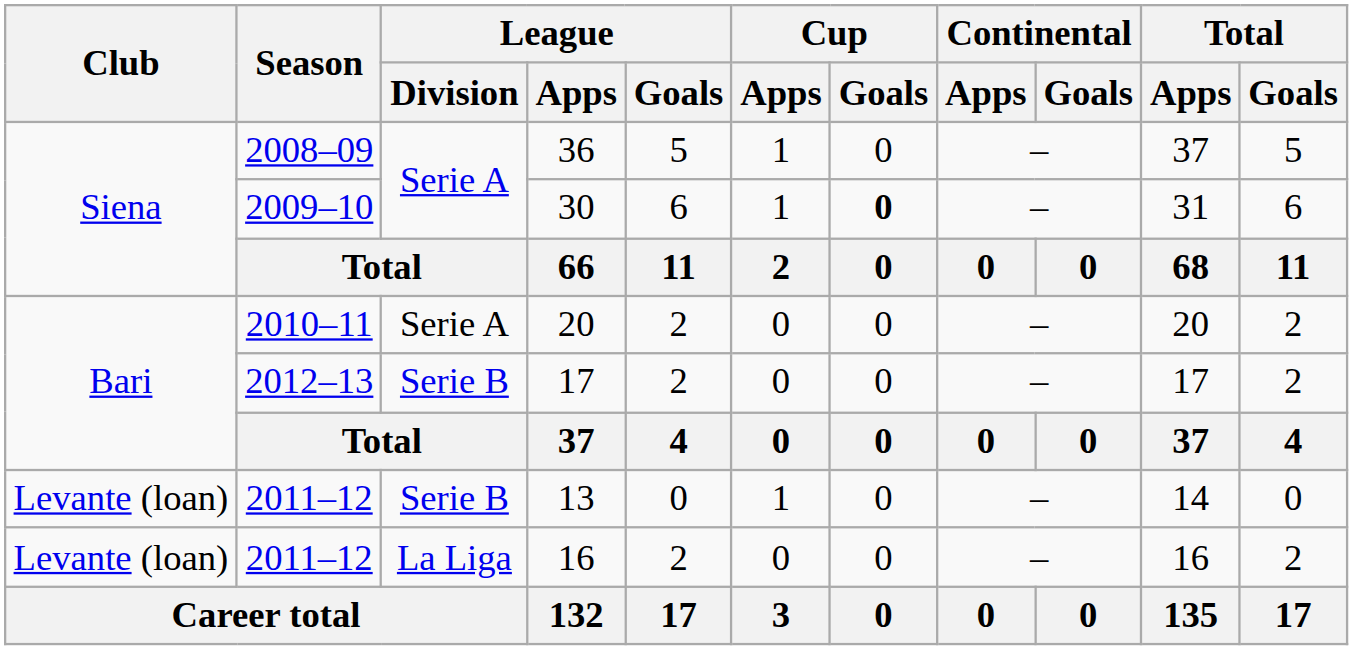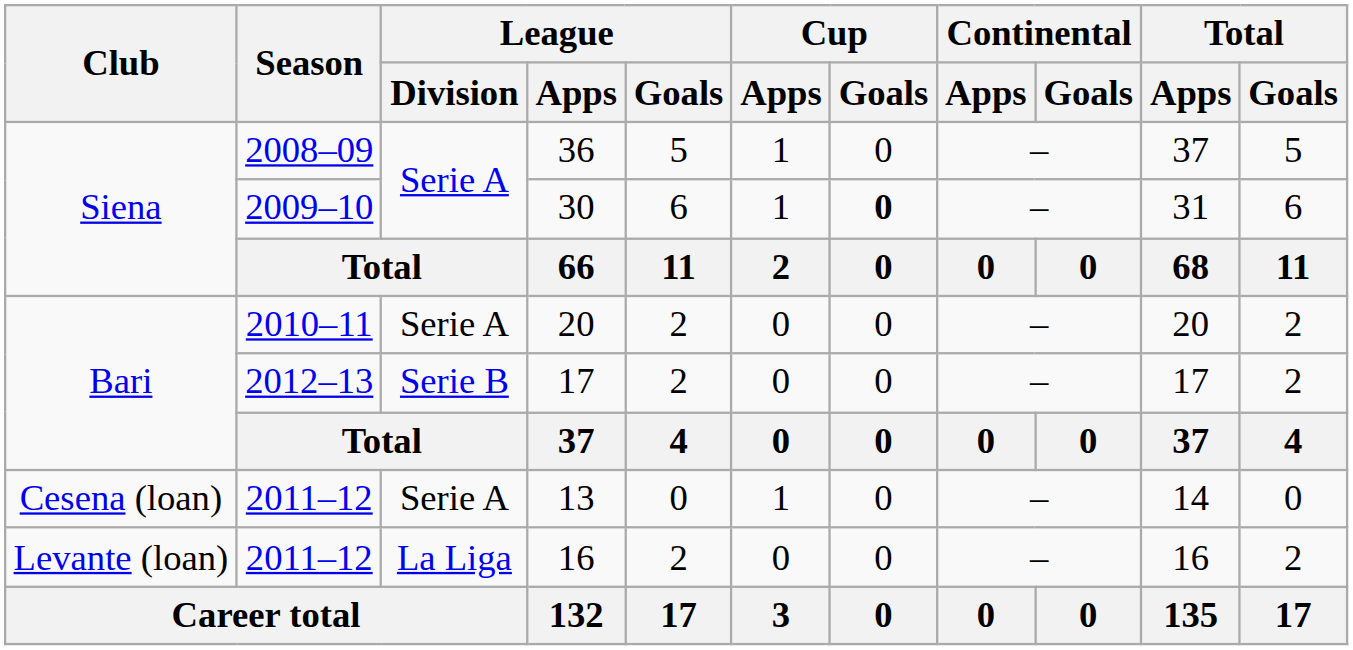(121, 498) Levante (loan) -> (121, 498) Cesena (loan)
(454, 498) Serie B -> (454, 498) Serie A
